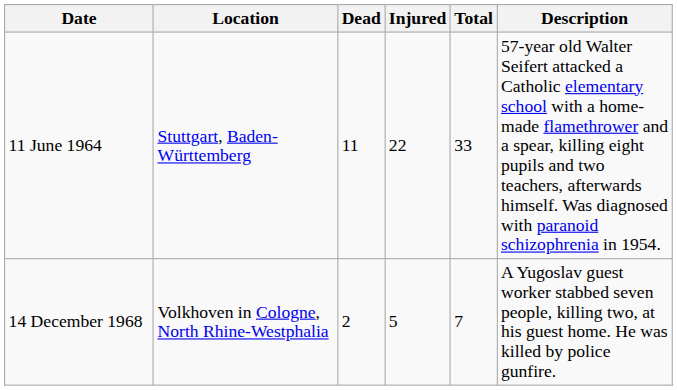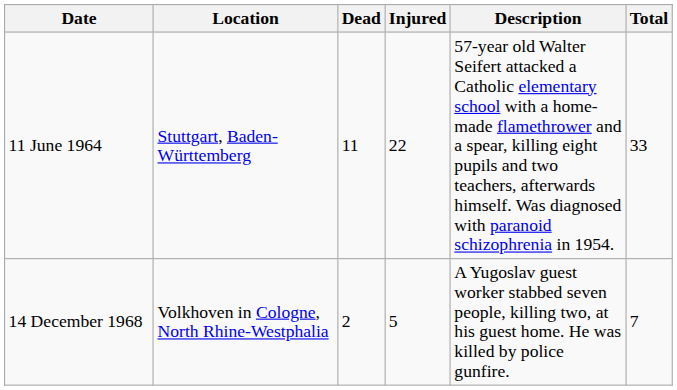columns swapped: (474, 18) <-> (585, 18)
